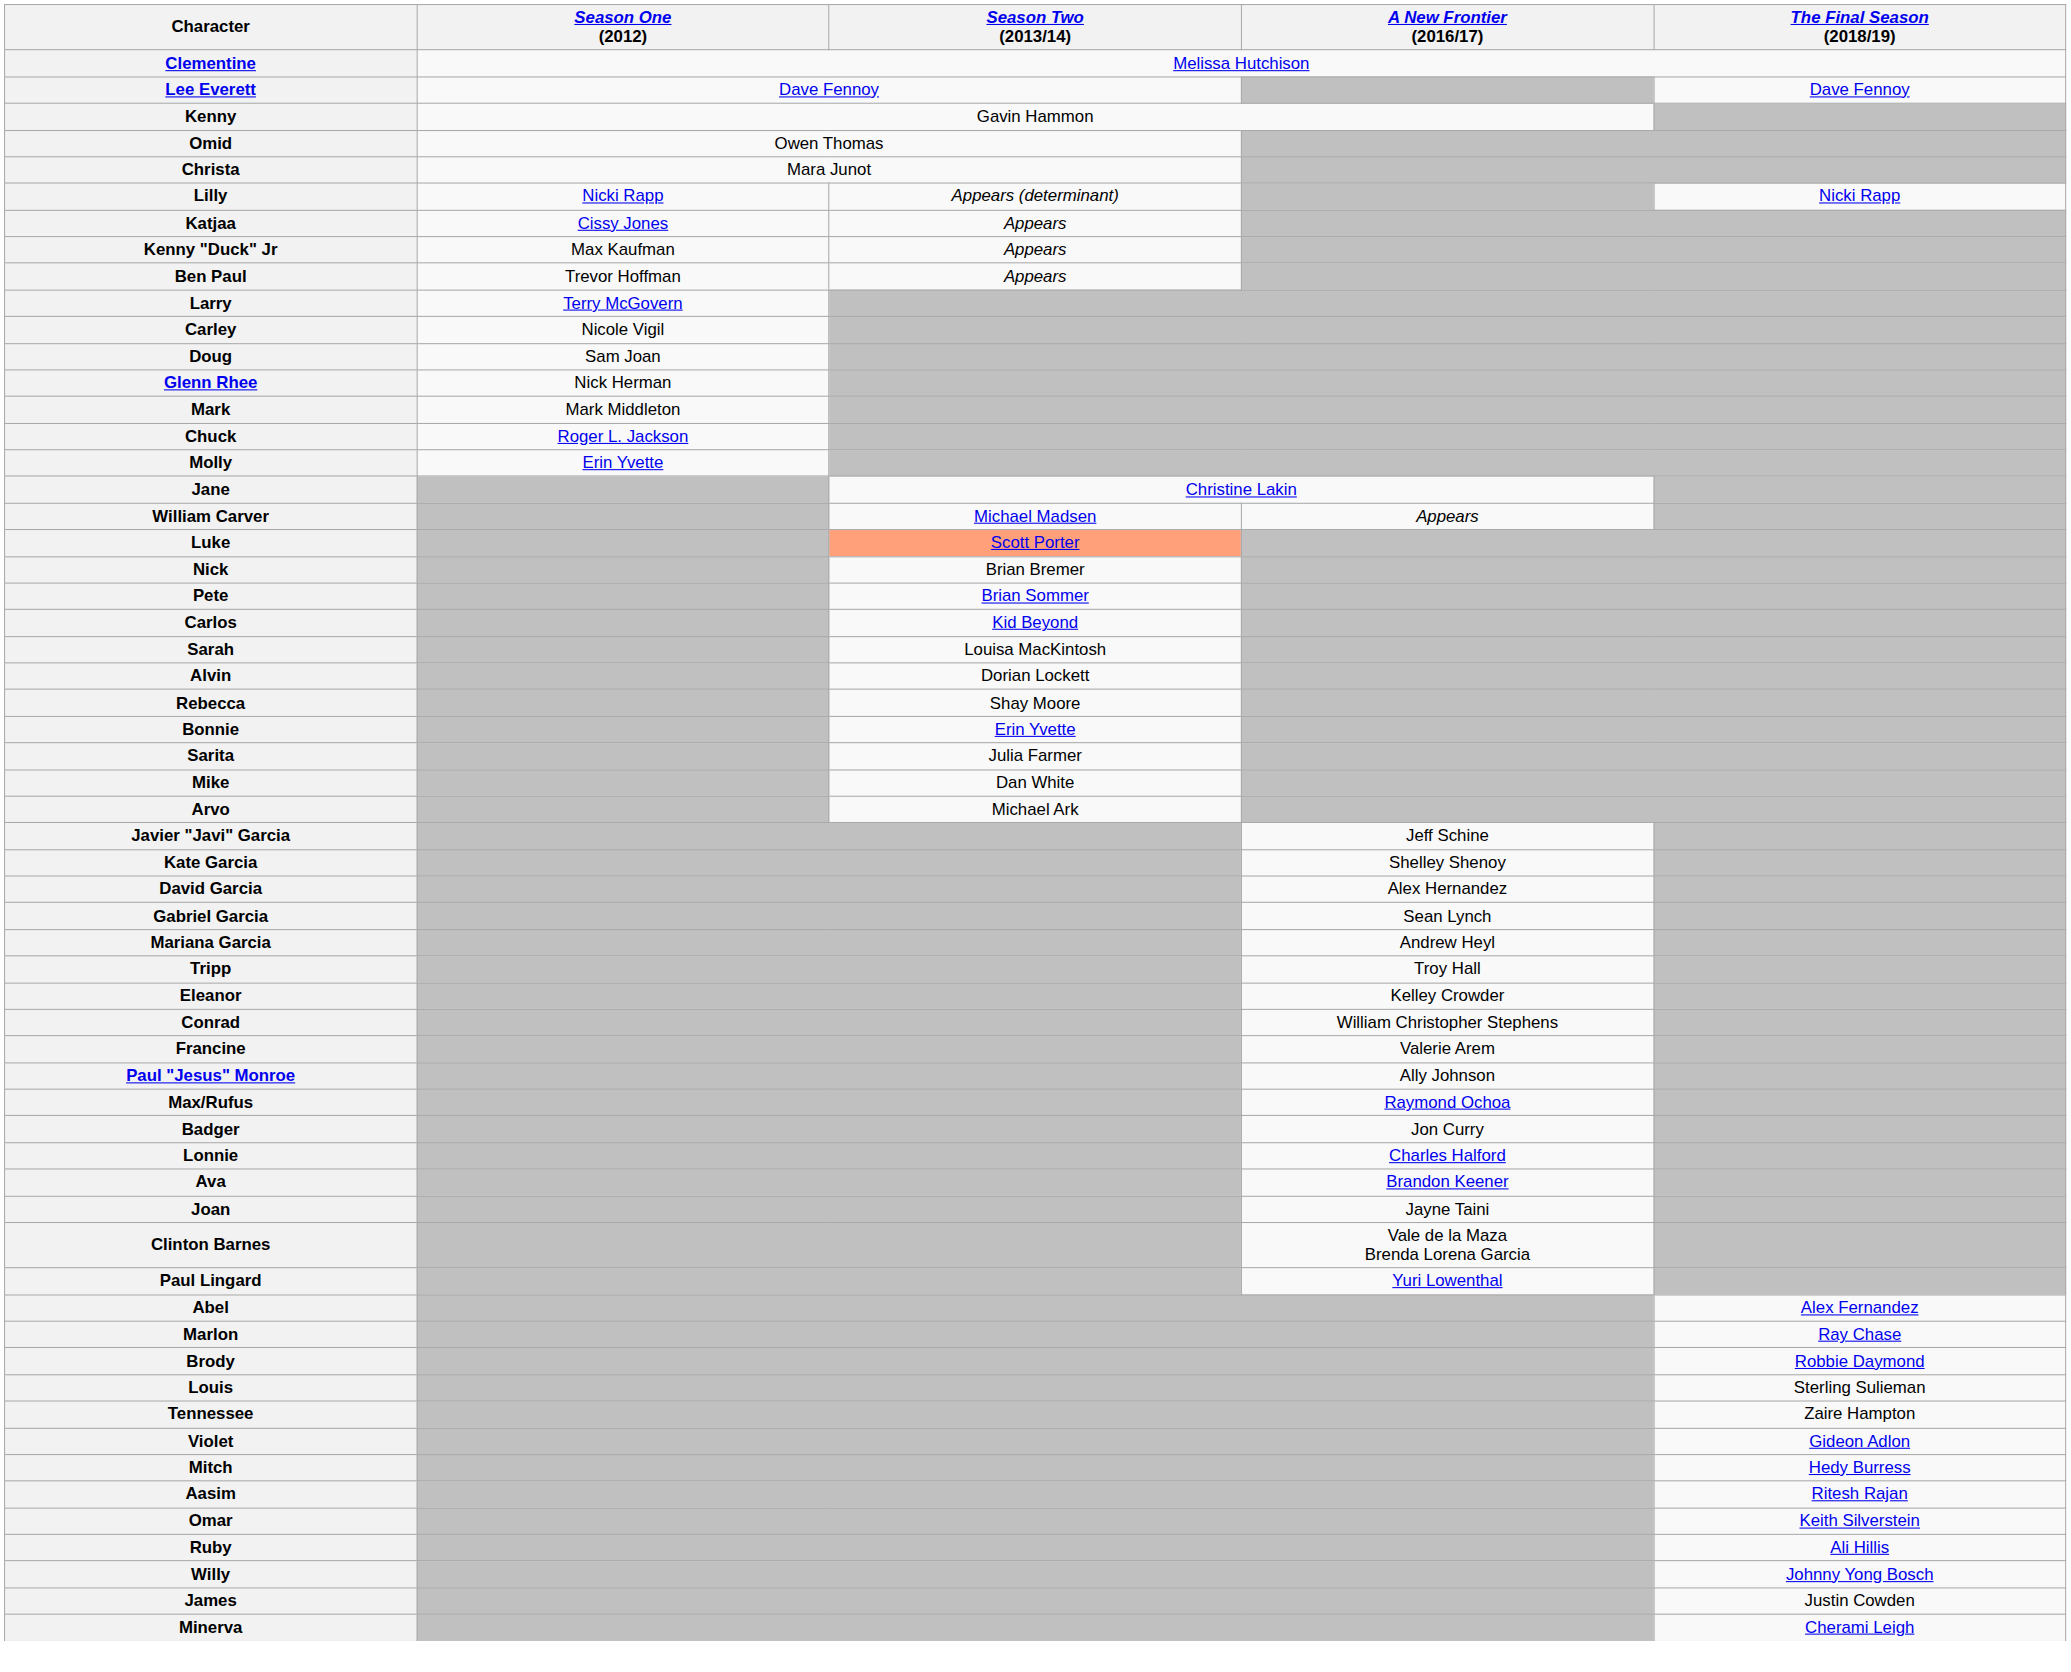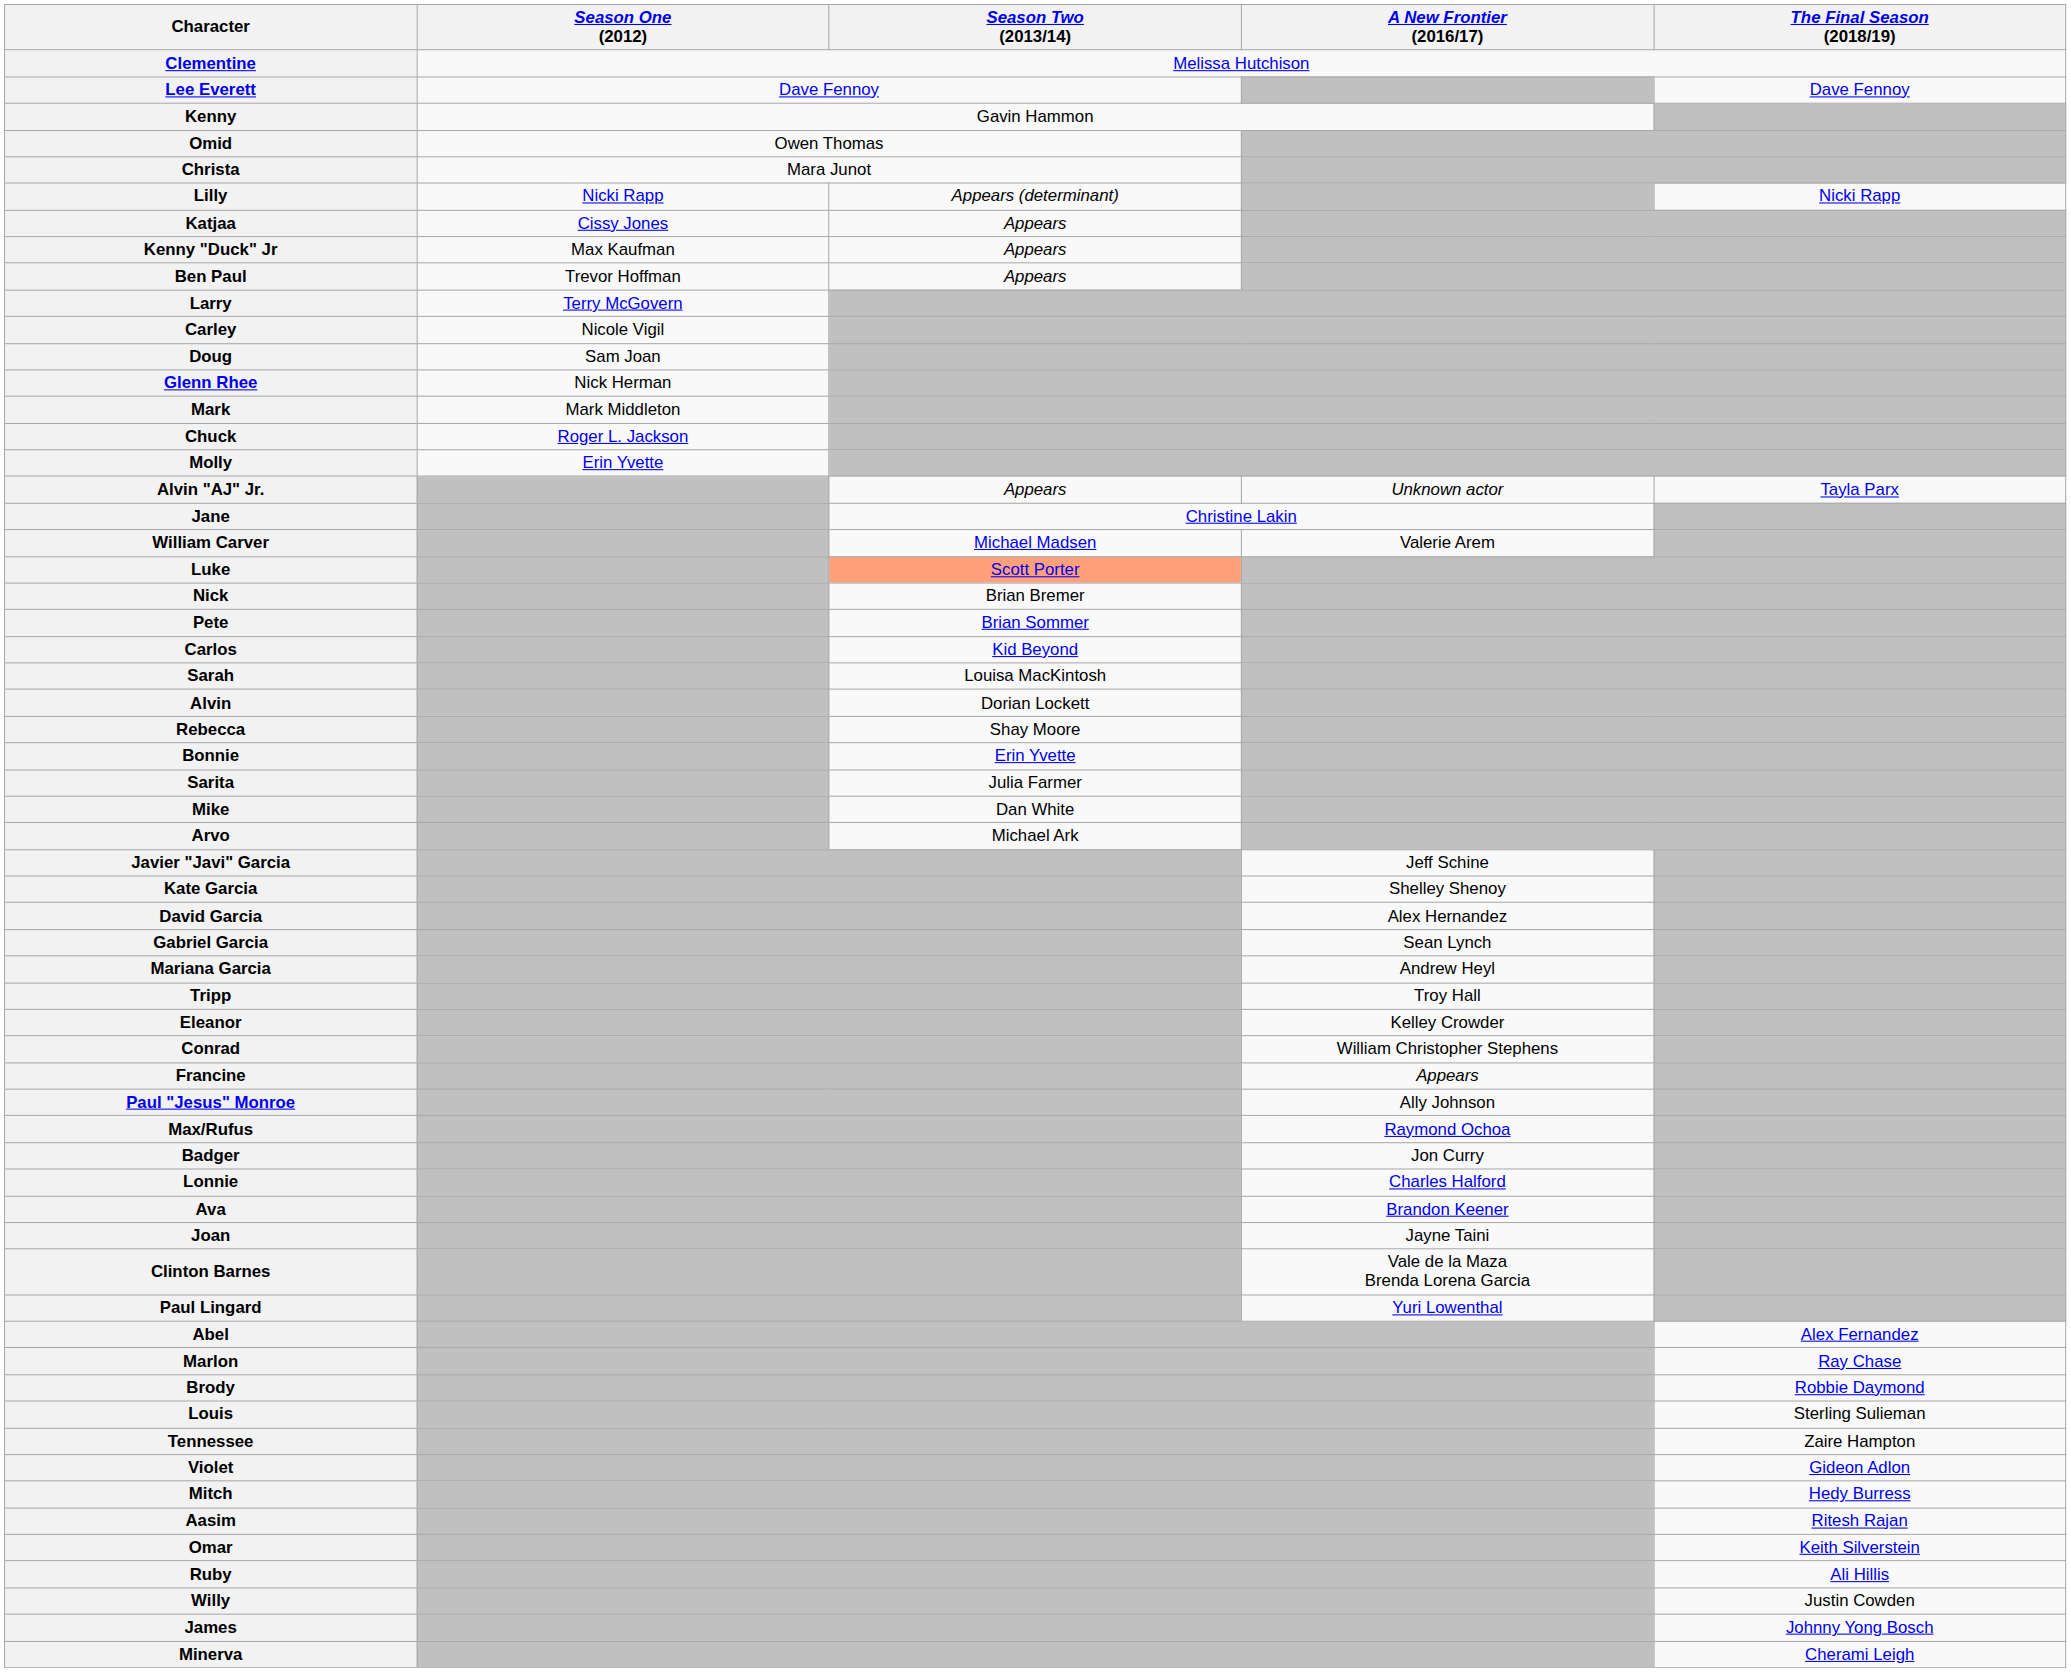+ row: (211, 489)
(1447, 516) Appears -> (1447, 542) Valerie Arem
(1447, 1049) Valerie Arem -> (1447, 1075) Appears
(1860, 1574) Johnny Yong Bosch -> (1860, 1600) Justin Cowden
(1860, 1600) Justin Cowden -> (1860, 1627) Johnny Yong Bosch
